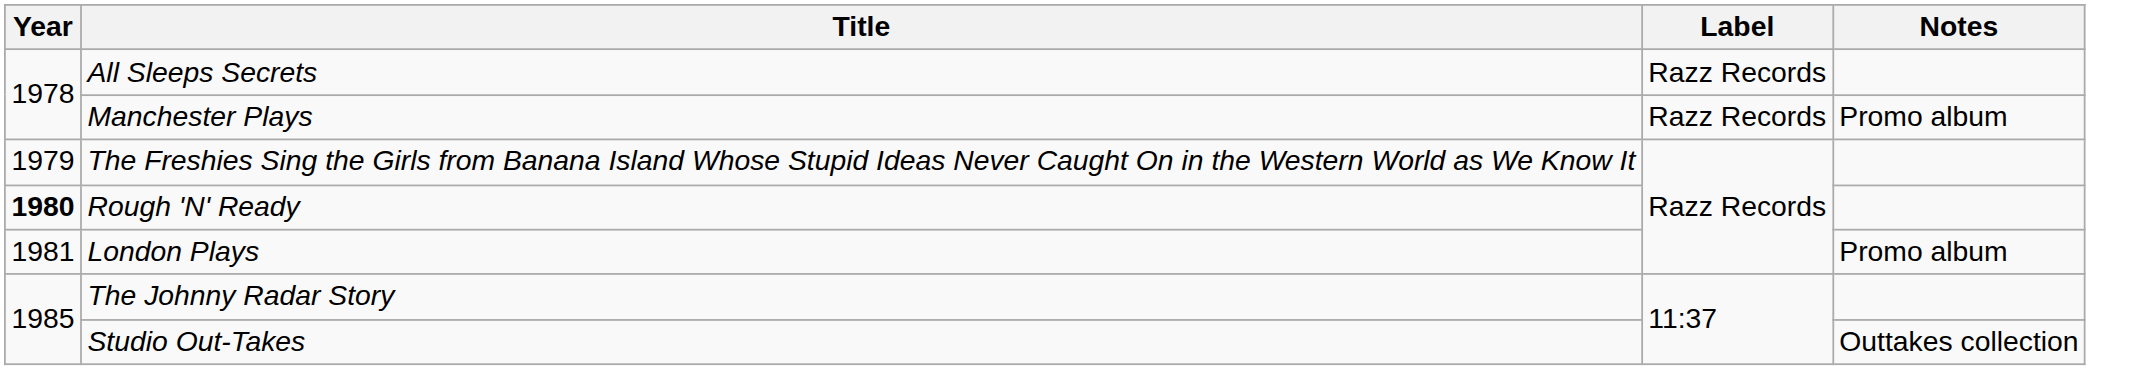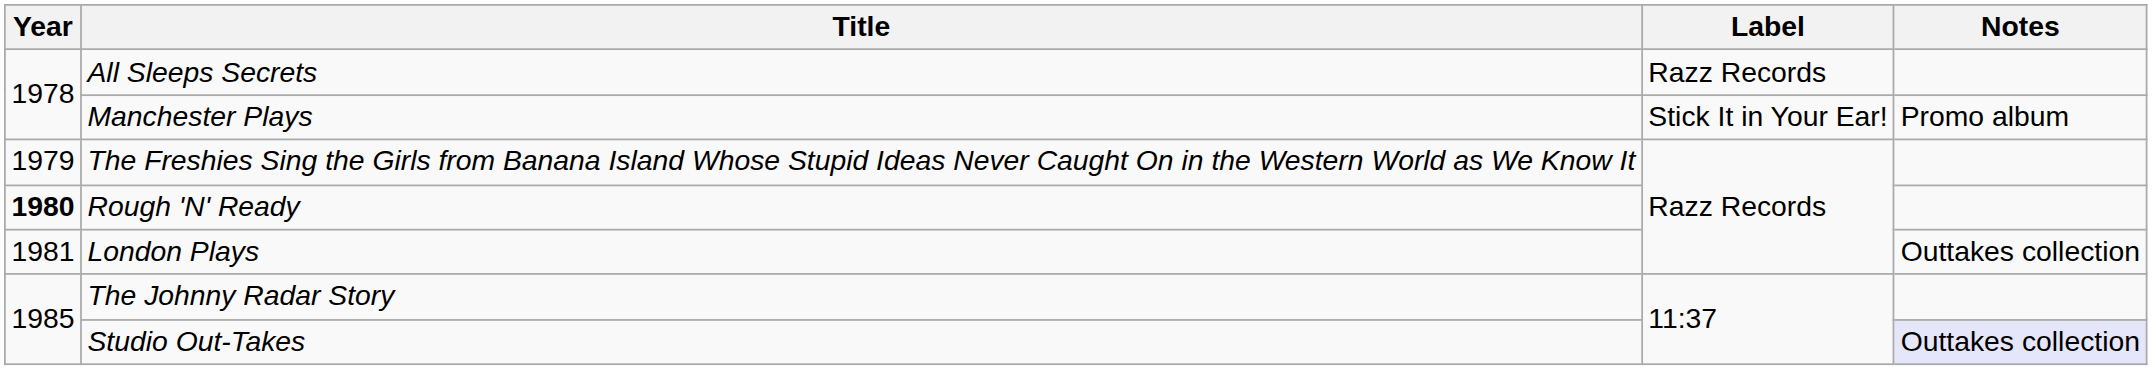(1737, 116) Razz Records -> (1768, 116) Stick It in Your Ear!
(1923, 251) Promo album -> (2020, 251) Outtakes collection
(1959, 341) no background -> (2020, 341) lavender background
